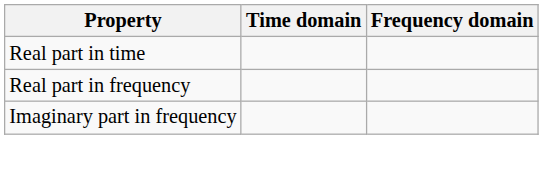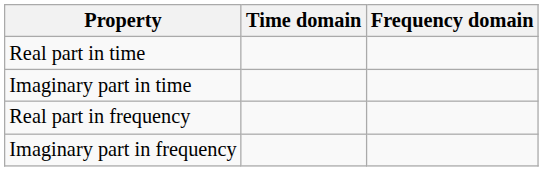+ row: (100, 85)
